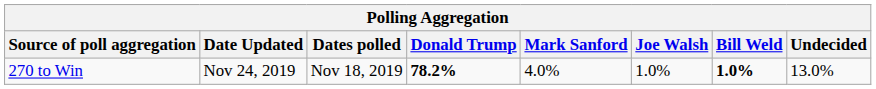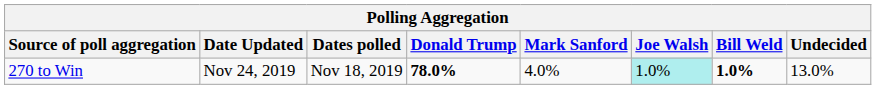(434, 71) 78.2% -> (434, 71) 78.0%
(653, 71) no background -> (653, 71) paleturquoise background
